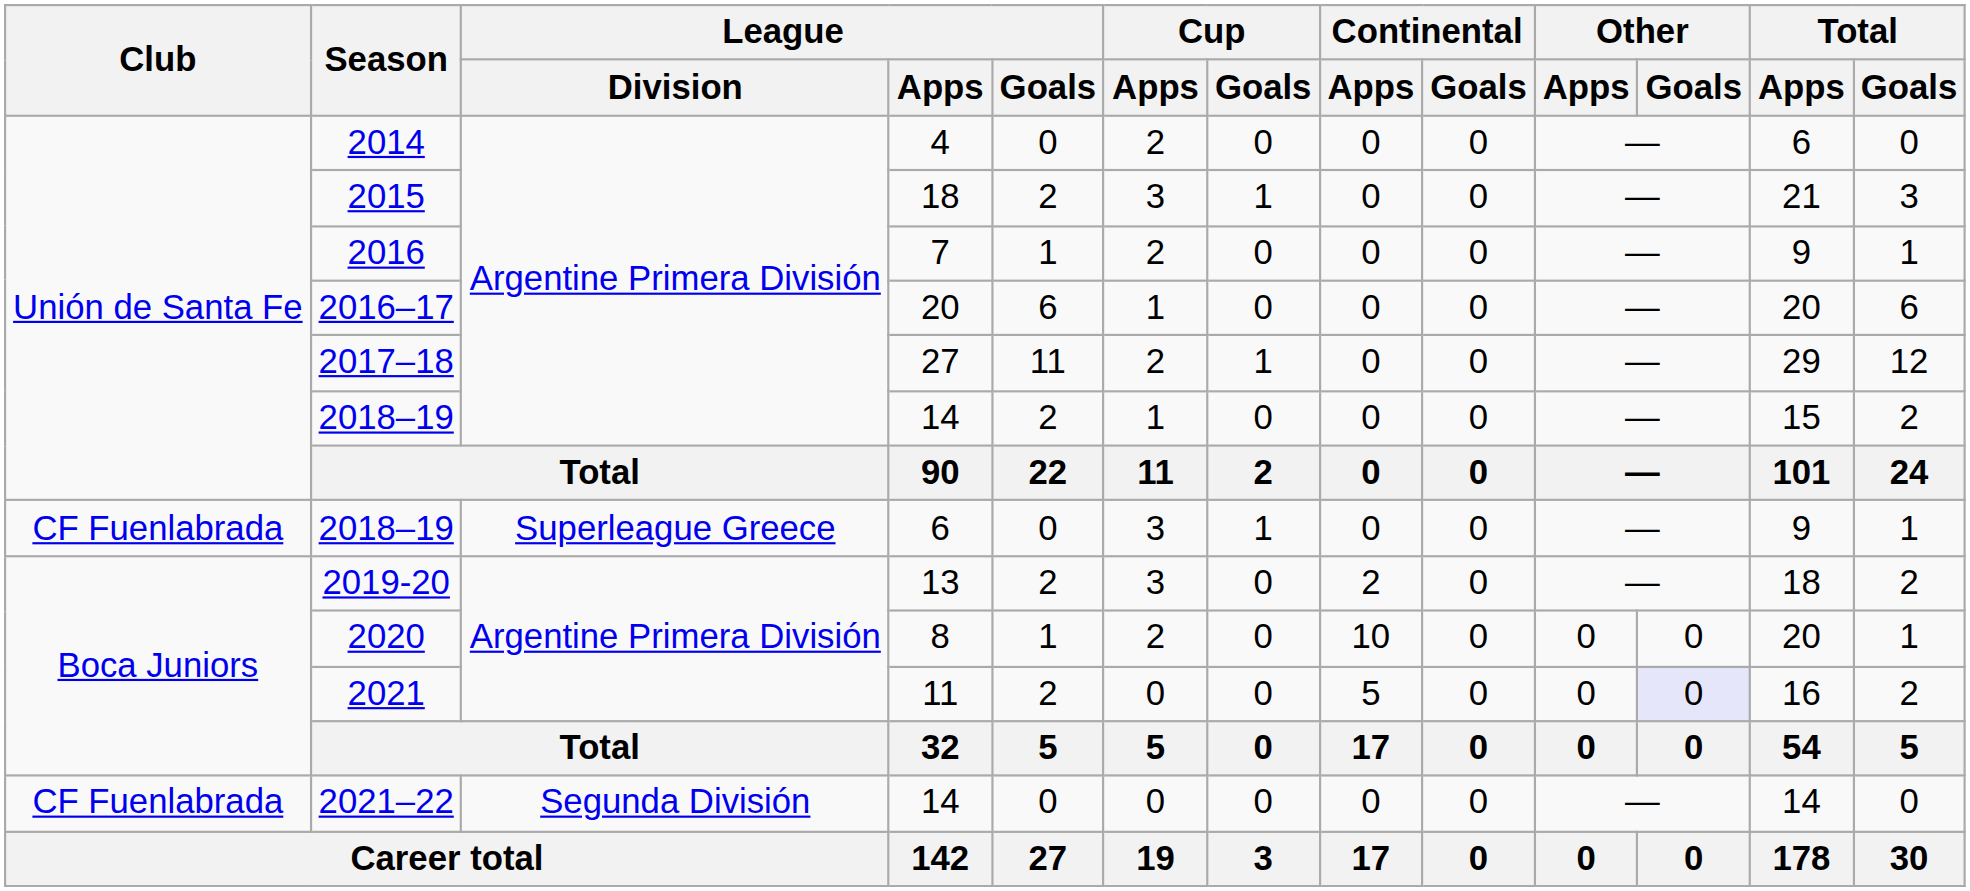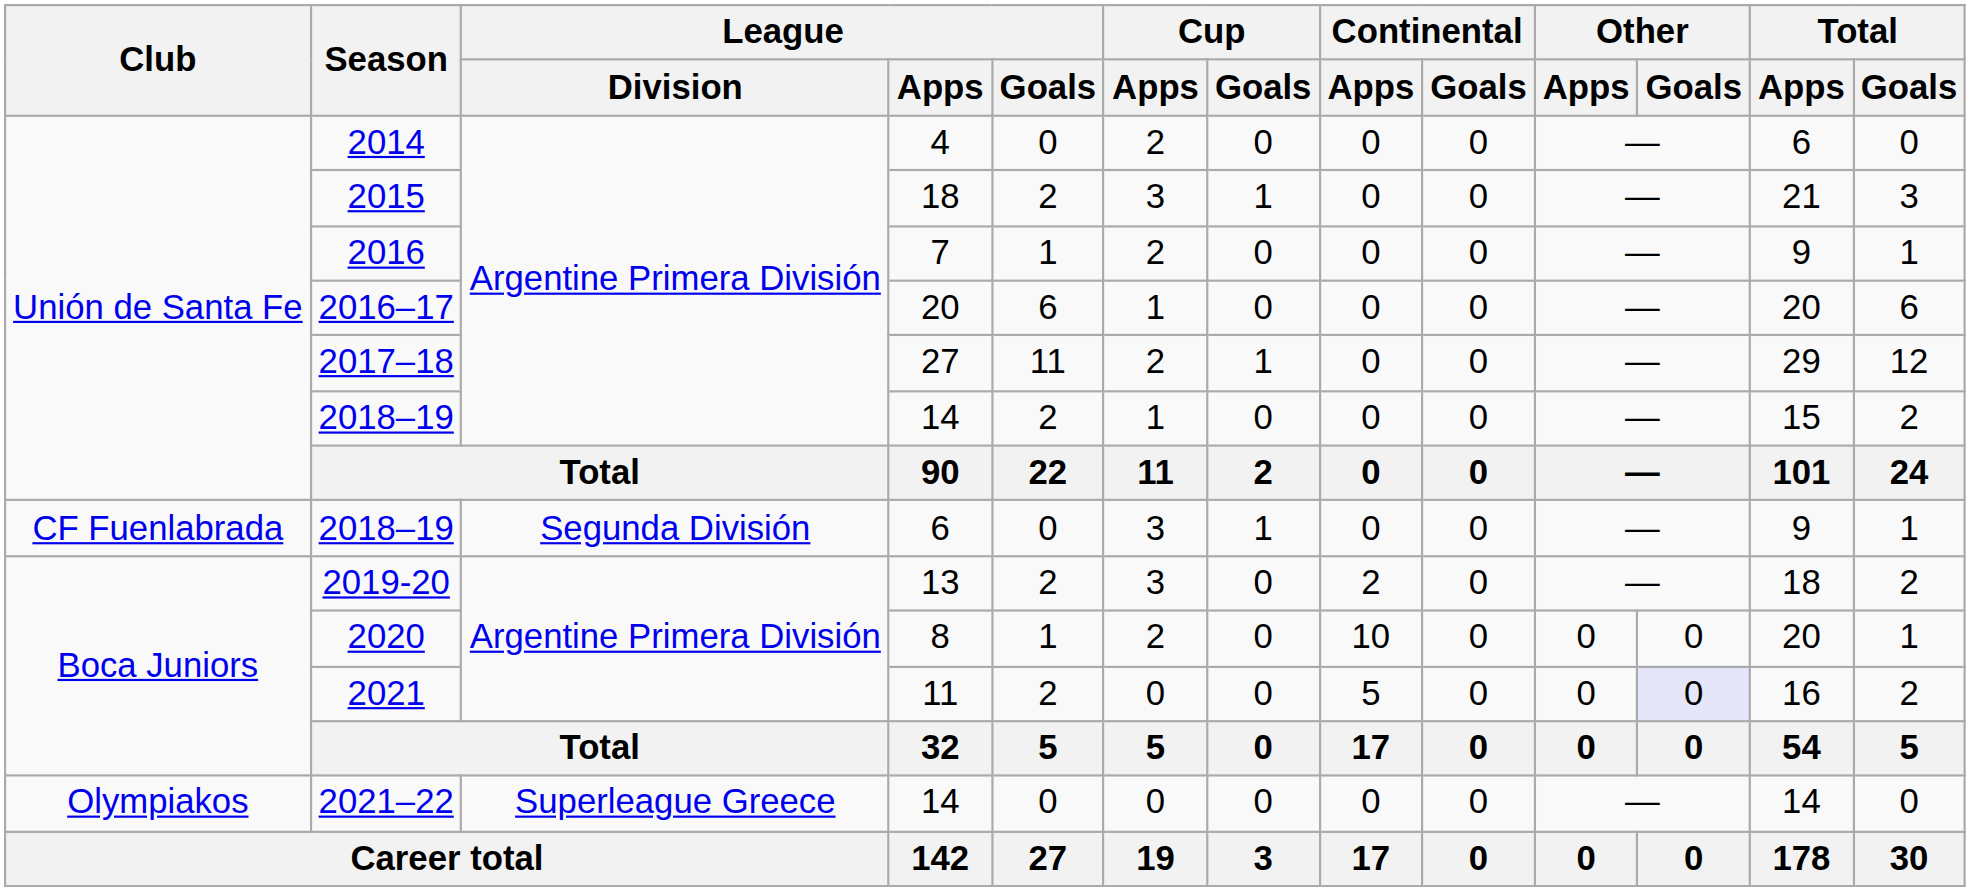(675, 527) Superleague Greece -> (675, 527) Segunda División
(158, 802) CF Fuenlabrada -> (158, 802) Olympiakos
(675, 802) Segunda División -> (675, 802) Superleague Greece
